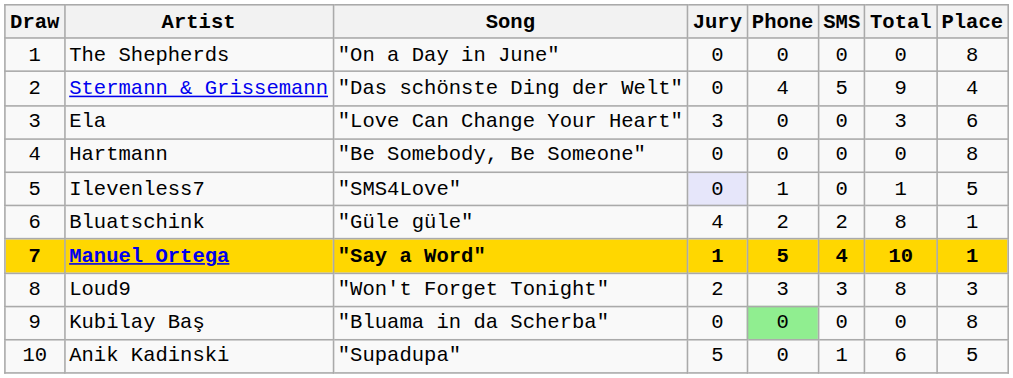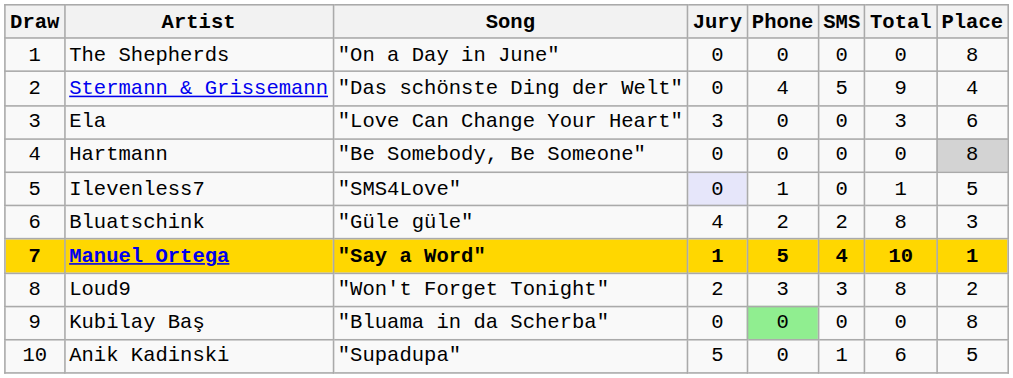(972, 155) no background -> (972, 155) lightgrey background
(972, 222) 1 -> (972, 222) 3
(972, 289) 3 -> (972, 289) 2
